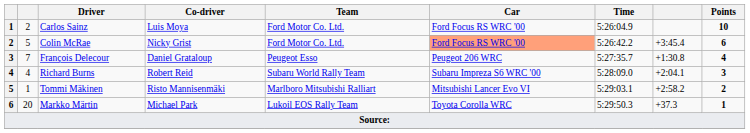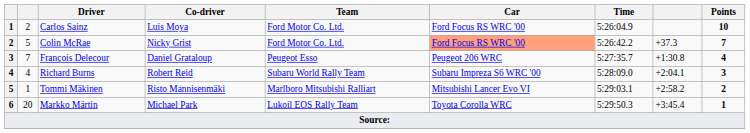(670, 42) +3:45.4 -> (666, 42) +37.3
(723, 42) 6 -> (723, 42) 7
(666, 104) +37.3 -> (670, 104) +3:45.4
